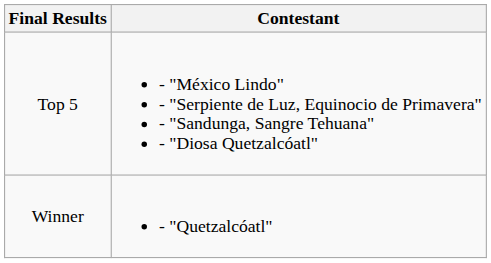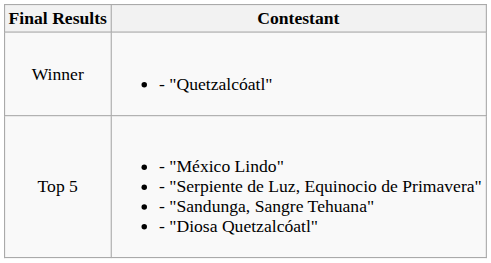rows swapped: (58, 216) <-> (58, 103)
